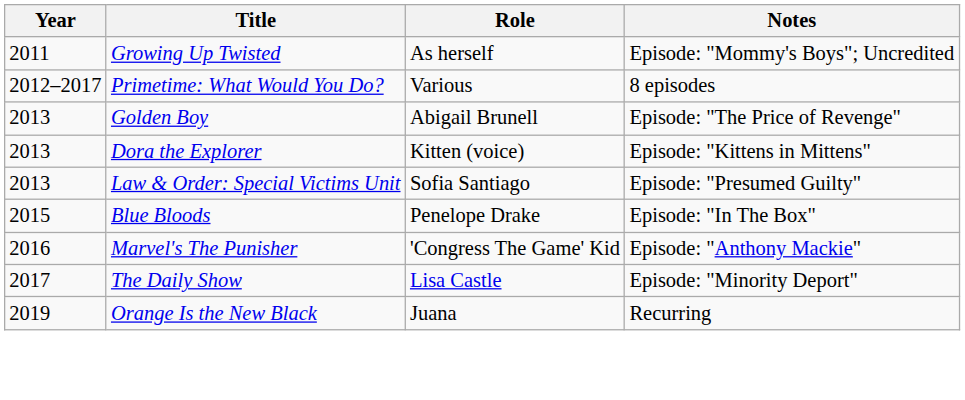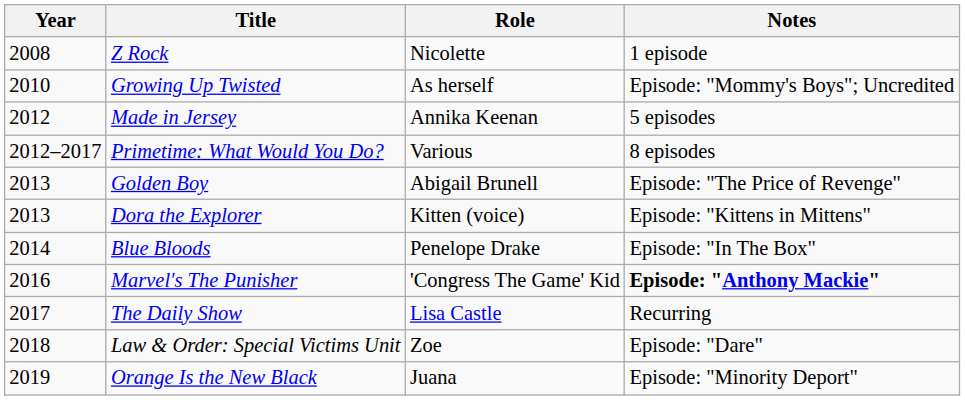+ row: (447, 53)
(29, 53) 2011 -> (30, 85) 2010
+ row: (474, 118)
- row: (470, 183)
(30, 215) 2015 -> (30, 248) 2014
(745, 248) normal -> (755, 280) bold
(744, 280) Episode: "Minority Deport" -> (670, 313) Recurring
+ row: (426, 345)
(670, 313) Recurring -> (744, 378) Episode: "Minority Deport"
